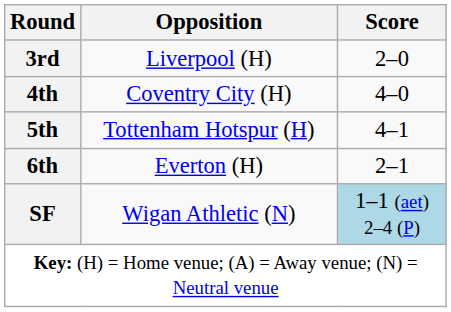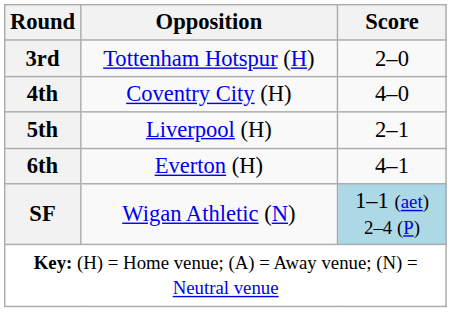(209, 58) Liverpool (H) -> (209, 58) Tottenham Hotspur (H)
(209, 129) Tottenham Hotspur (H) -> (209, 129) Liverpool (H)
(392, 129) 4–1 -> (392, 129) 2–1
(392, 165) 2–1 -> (392, 165) 4–1
